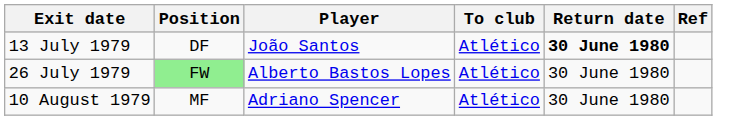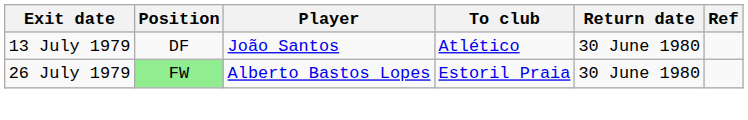(609, 46) bold -> (639, 46) normal
(499, 74) Atlético -> (504, 74) Estoril Praia
- row: (80, 101)
